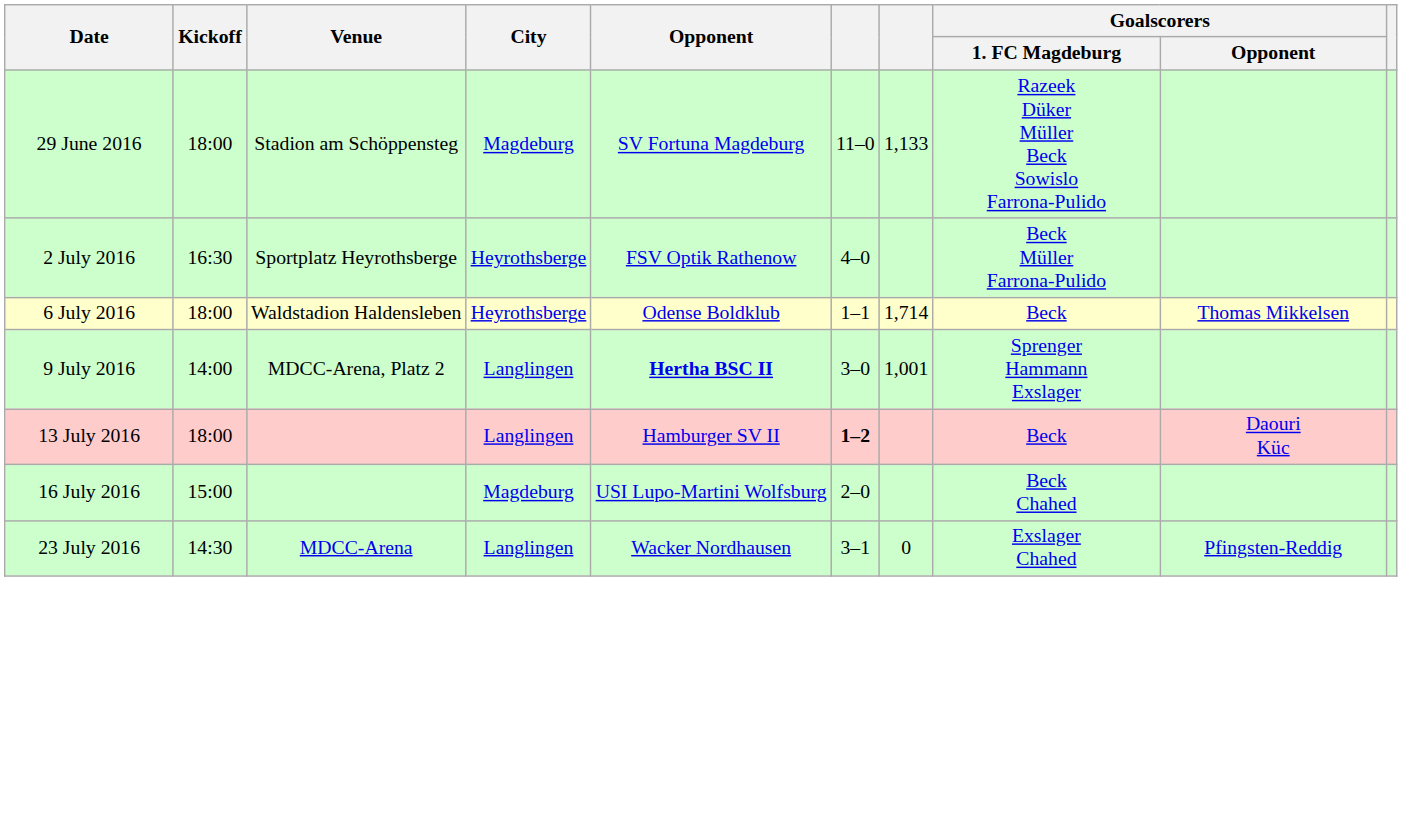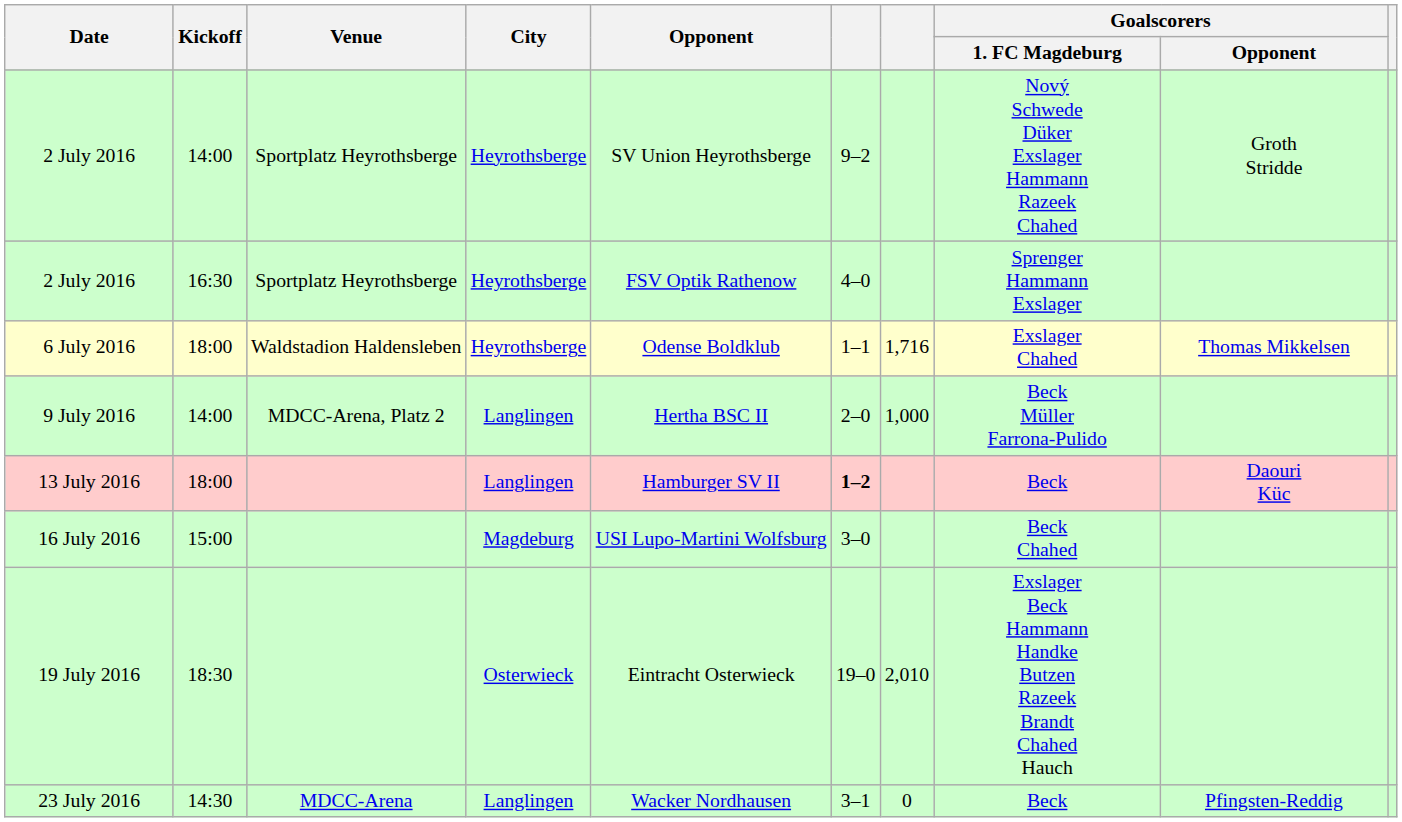- row: (89, 143)
+ row: (89, 155)
(1046, 257) Beck Müller Farrona-Pulido -> (1047, 280) Sprenger Hammann Exslager
(906, 312) 1,714 -> (907, 347) 1,716
(1046, 312) Beck -> (1047, 347) Exslager Chahed
(711, 368) bold -> (711, 415) normal
(855, 368) 3–0 -> (856, 415) 2–0
(906, 368) 1,001 -> (907, 415) 1,000
(1046, 368) Sprenger Hammann Exslager -> (1047, 415) Beck Müller Farrona-Pulido
(855, 491) 2–0 -> (856, 538) 3–0
+ row: (89, 675)
(1046, 547) Exslager Chahed -> (1047, 800) Beck
